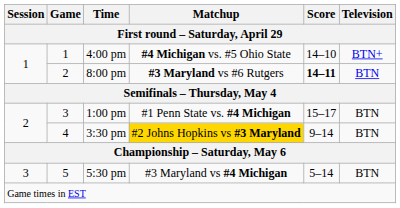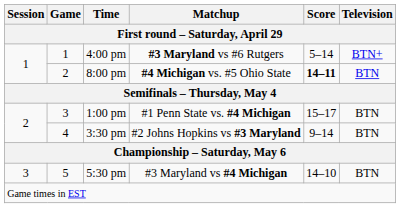(216, 54) #4 Michigan vs. #5 Ohio State -> (216, 54) #3 Maryland vs #6 Rutgers
(321, 54) 14–10 -> (321, 54) 5–14
(216, 73) #3 Maryland vs #6 Rutgers -> (216, 73) #4 Michigan vs. #5 Ohio State
(216, 133) gold background -> (216, 133) no background
(321, 172) 5–14 -> (321, 172) 14–10
